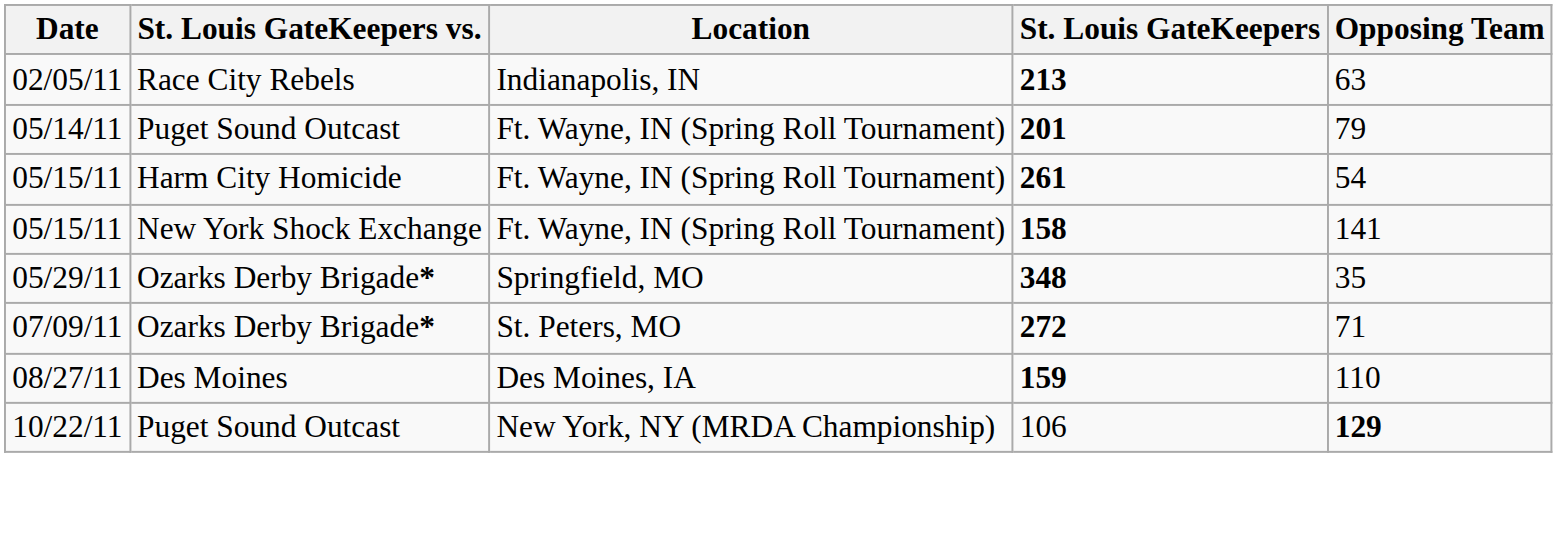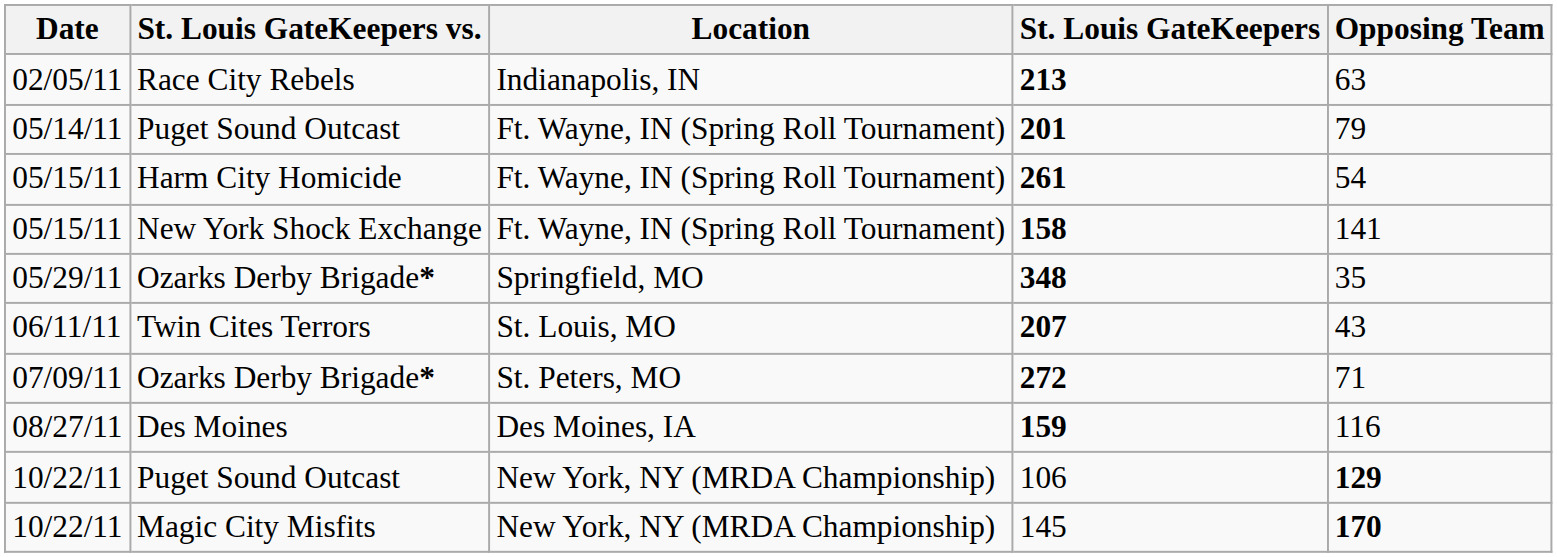+ row: (1043, 327)
(1358, 377) 110 -> (1358, 427) 116
+ row: (1043, 526)
